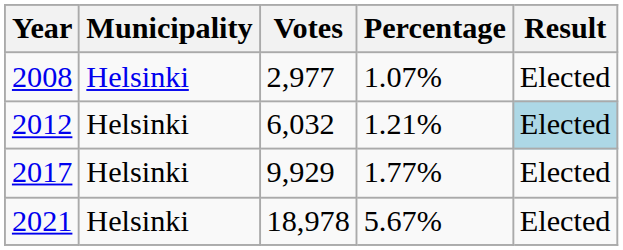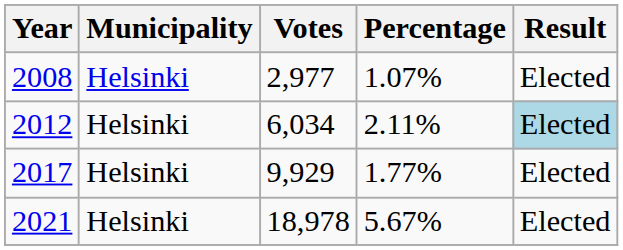(301, 124) 6,032 -> (301, 124) 6,034
(403, 124) 1.21% -> (402, 124) 2.11%
